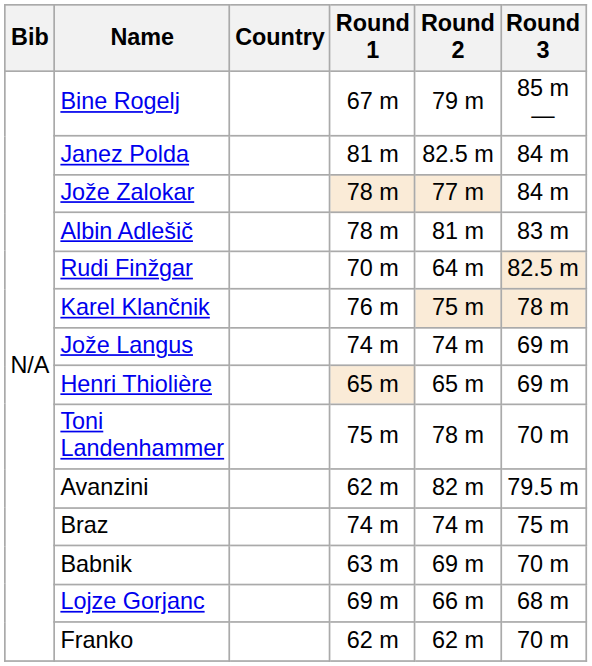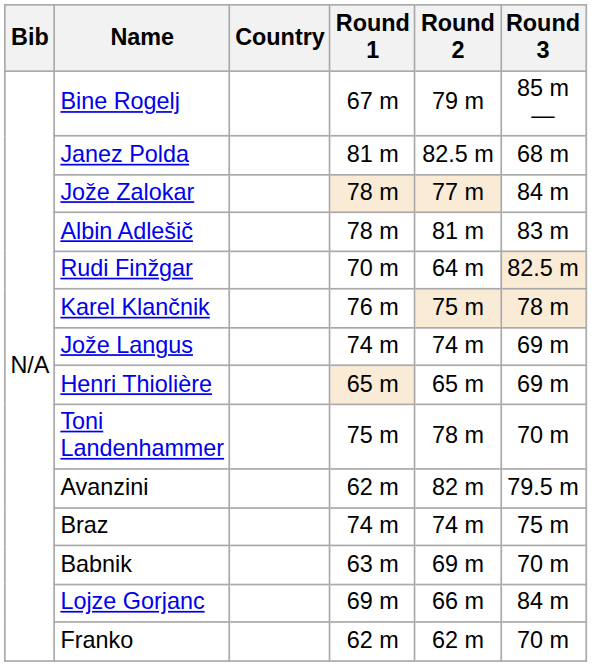(543, 154) 84 m -> (543, 154) 68 m
(543, 602) 68 m -> (543, 602) 84 m
